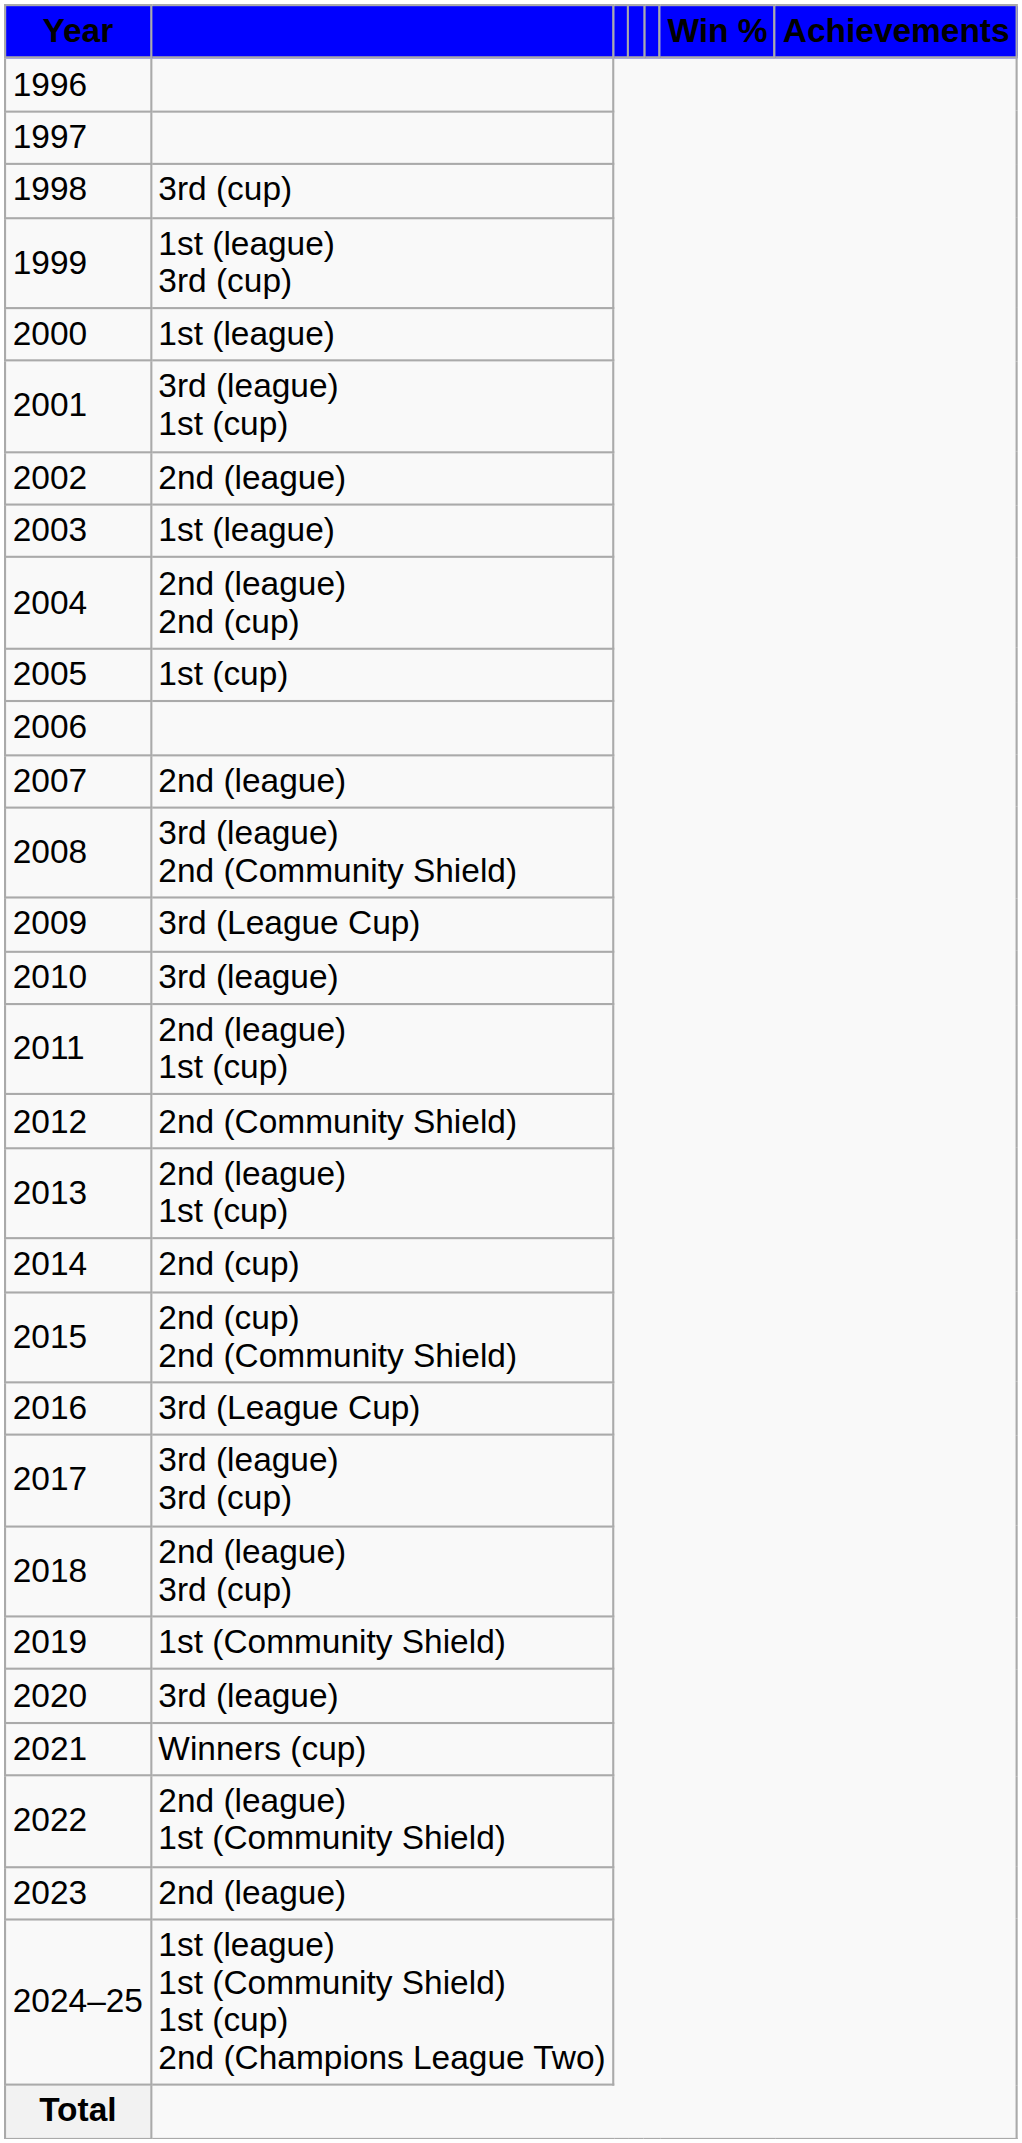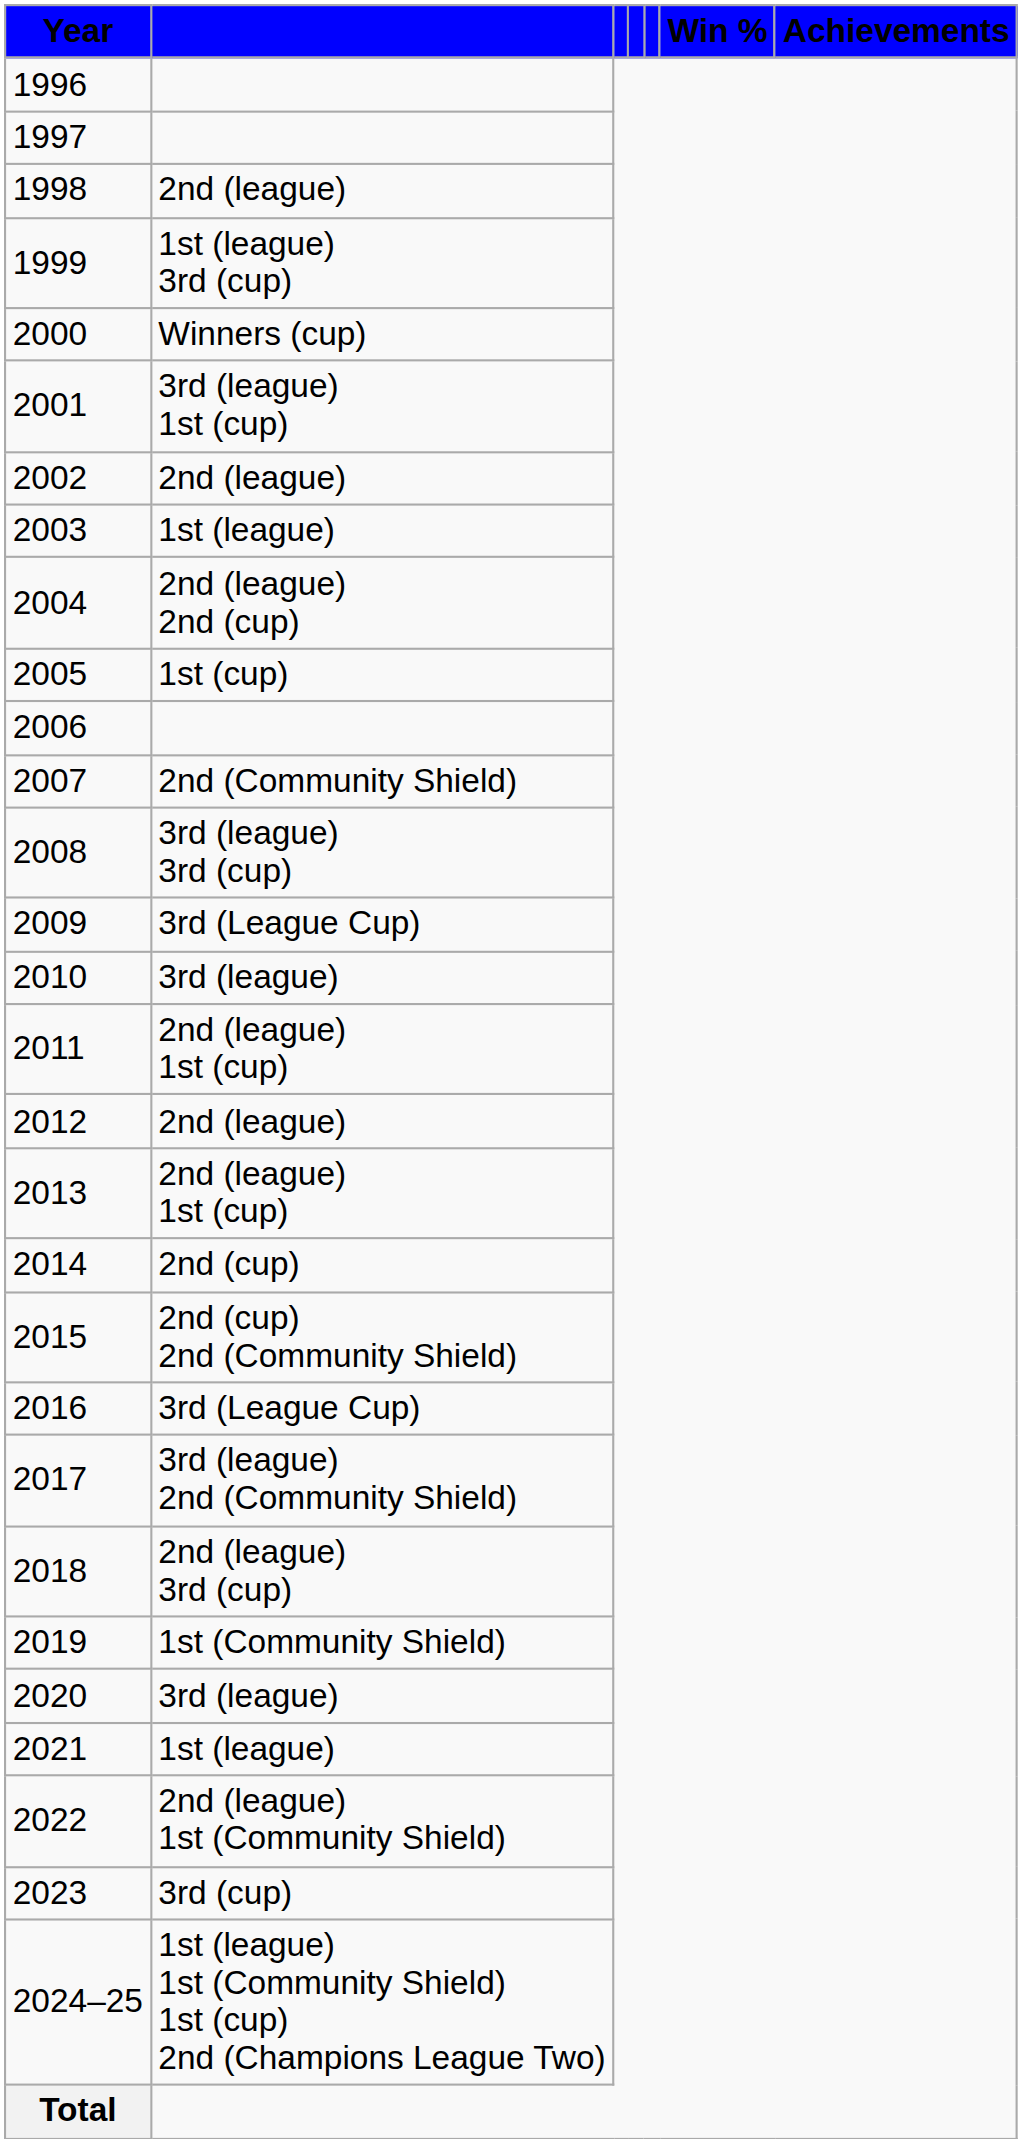(225, 190) 3rd (cup) -> (252, 190) 2nd (league)
(247, 333) 1st (league) -> (262, 333) Winners (cup)
(252, 780) 2nd (league) -> (338, 780) 2nd (Community Shield)
(338, 852) 3rd (league) 2nd (Community Shield) -> (249, 852) 3rd (league) 3rd (cup)
(338, 1120) 2nd (Community Shield) -> (252, 1120) 2nd (league)
(249, 1479) 3rd (league) 3rd (cup) -> (338, 1479) 3rd (league) 2nd (Community Shield)
(262, 1748) Winners (cup) -> (247, 1748) 1st (league)
(252, 1892) 2nd (league) -> (225, 1892) 3rd (cup)
